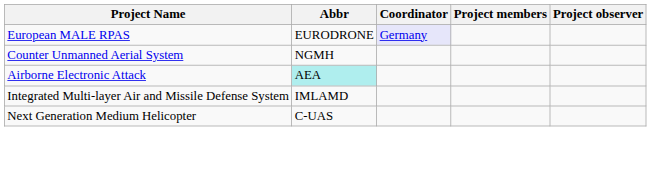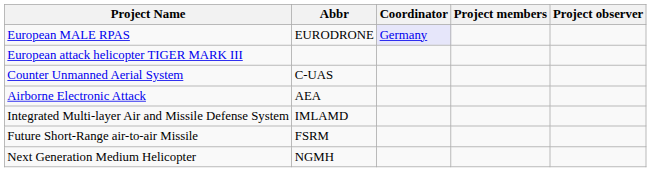+ row: (125, 55)
(314, 55) NGMH -> (314, 75) C-UAS
(308, 75) paleturquoise background -> (308, 95) no background
+ row: (103, 136)
(314, 116) C-UAS -> (314, 156) NGMH
